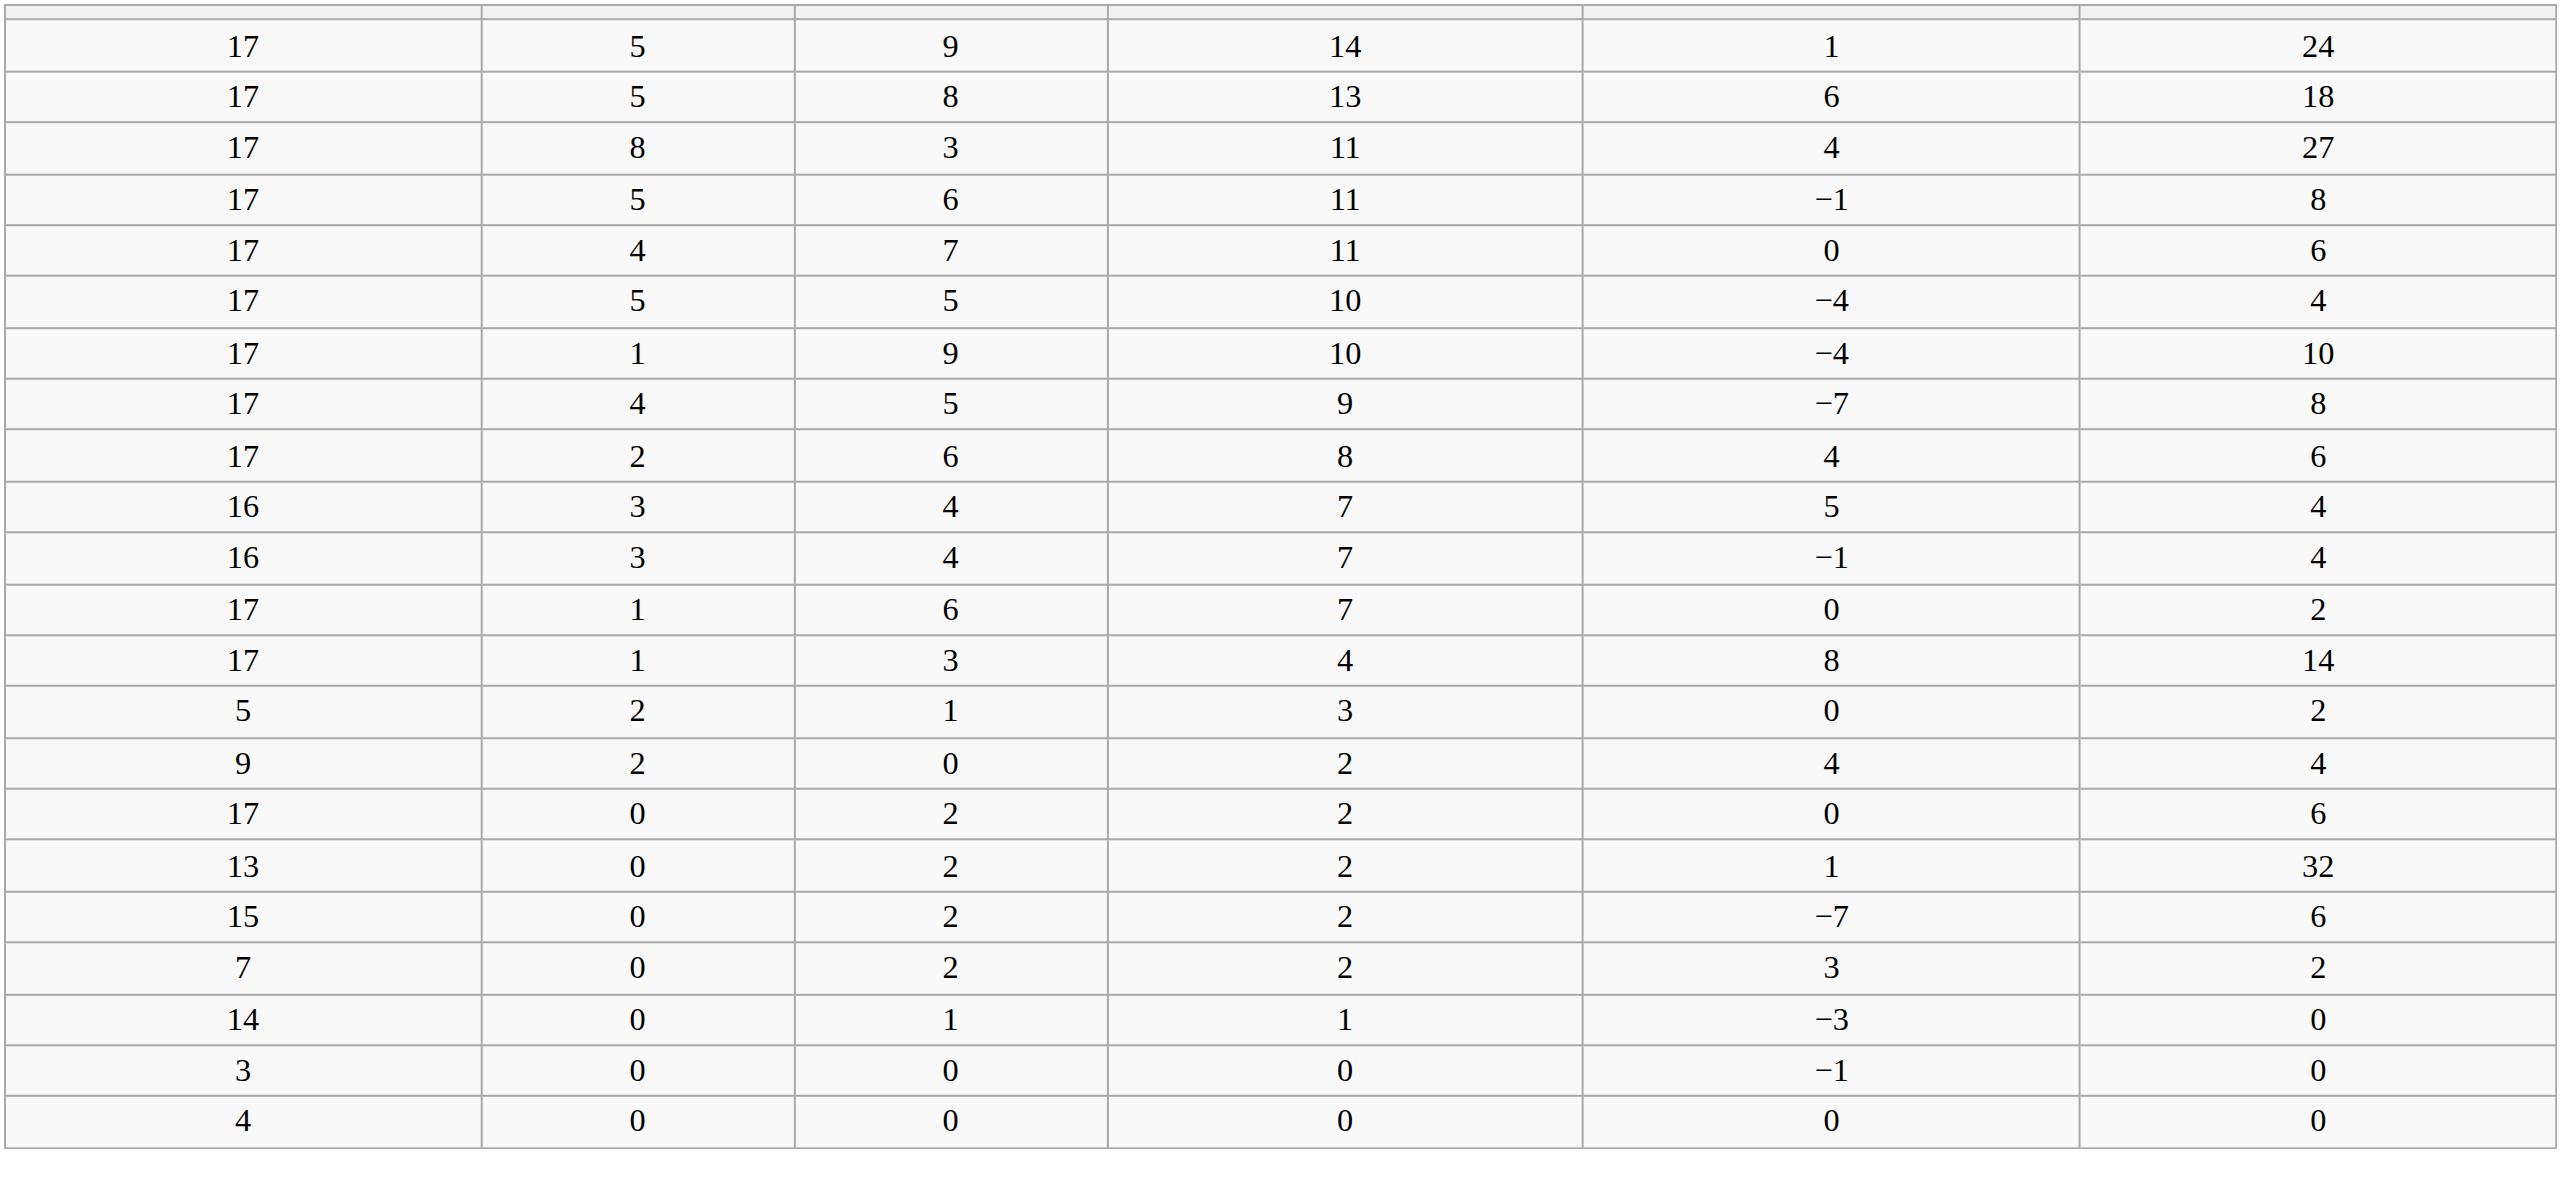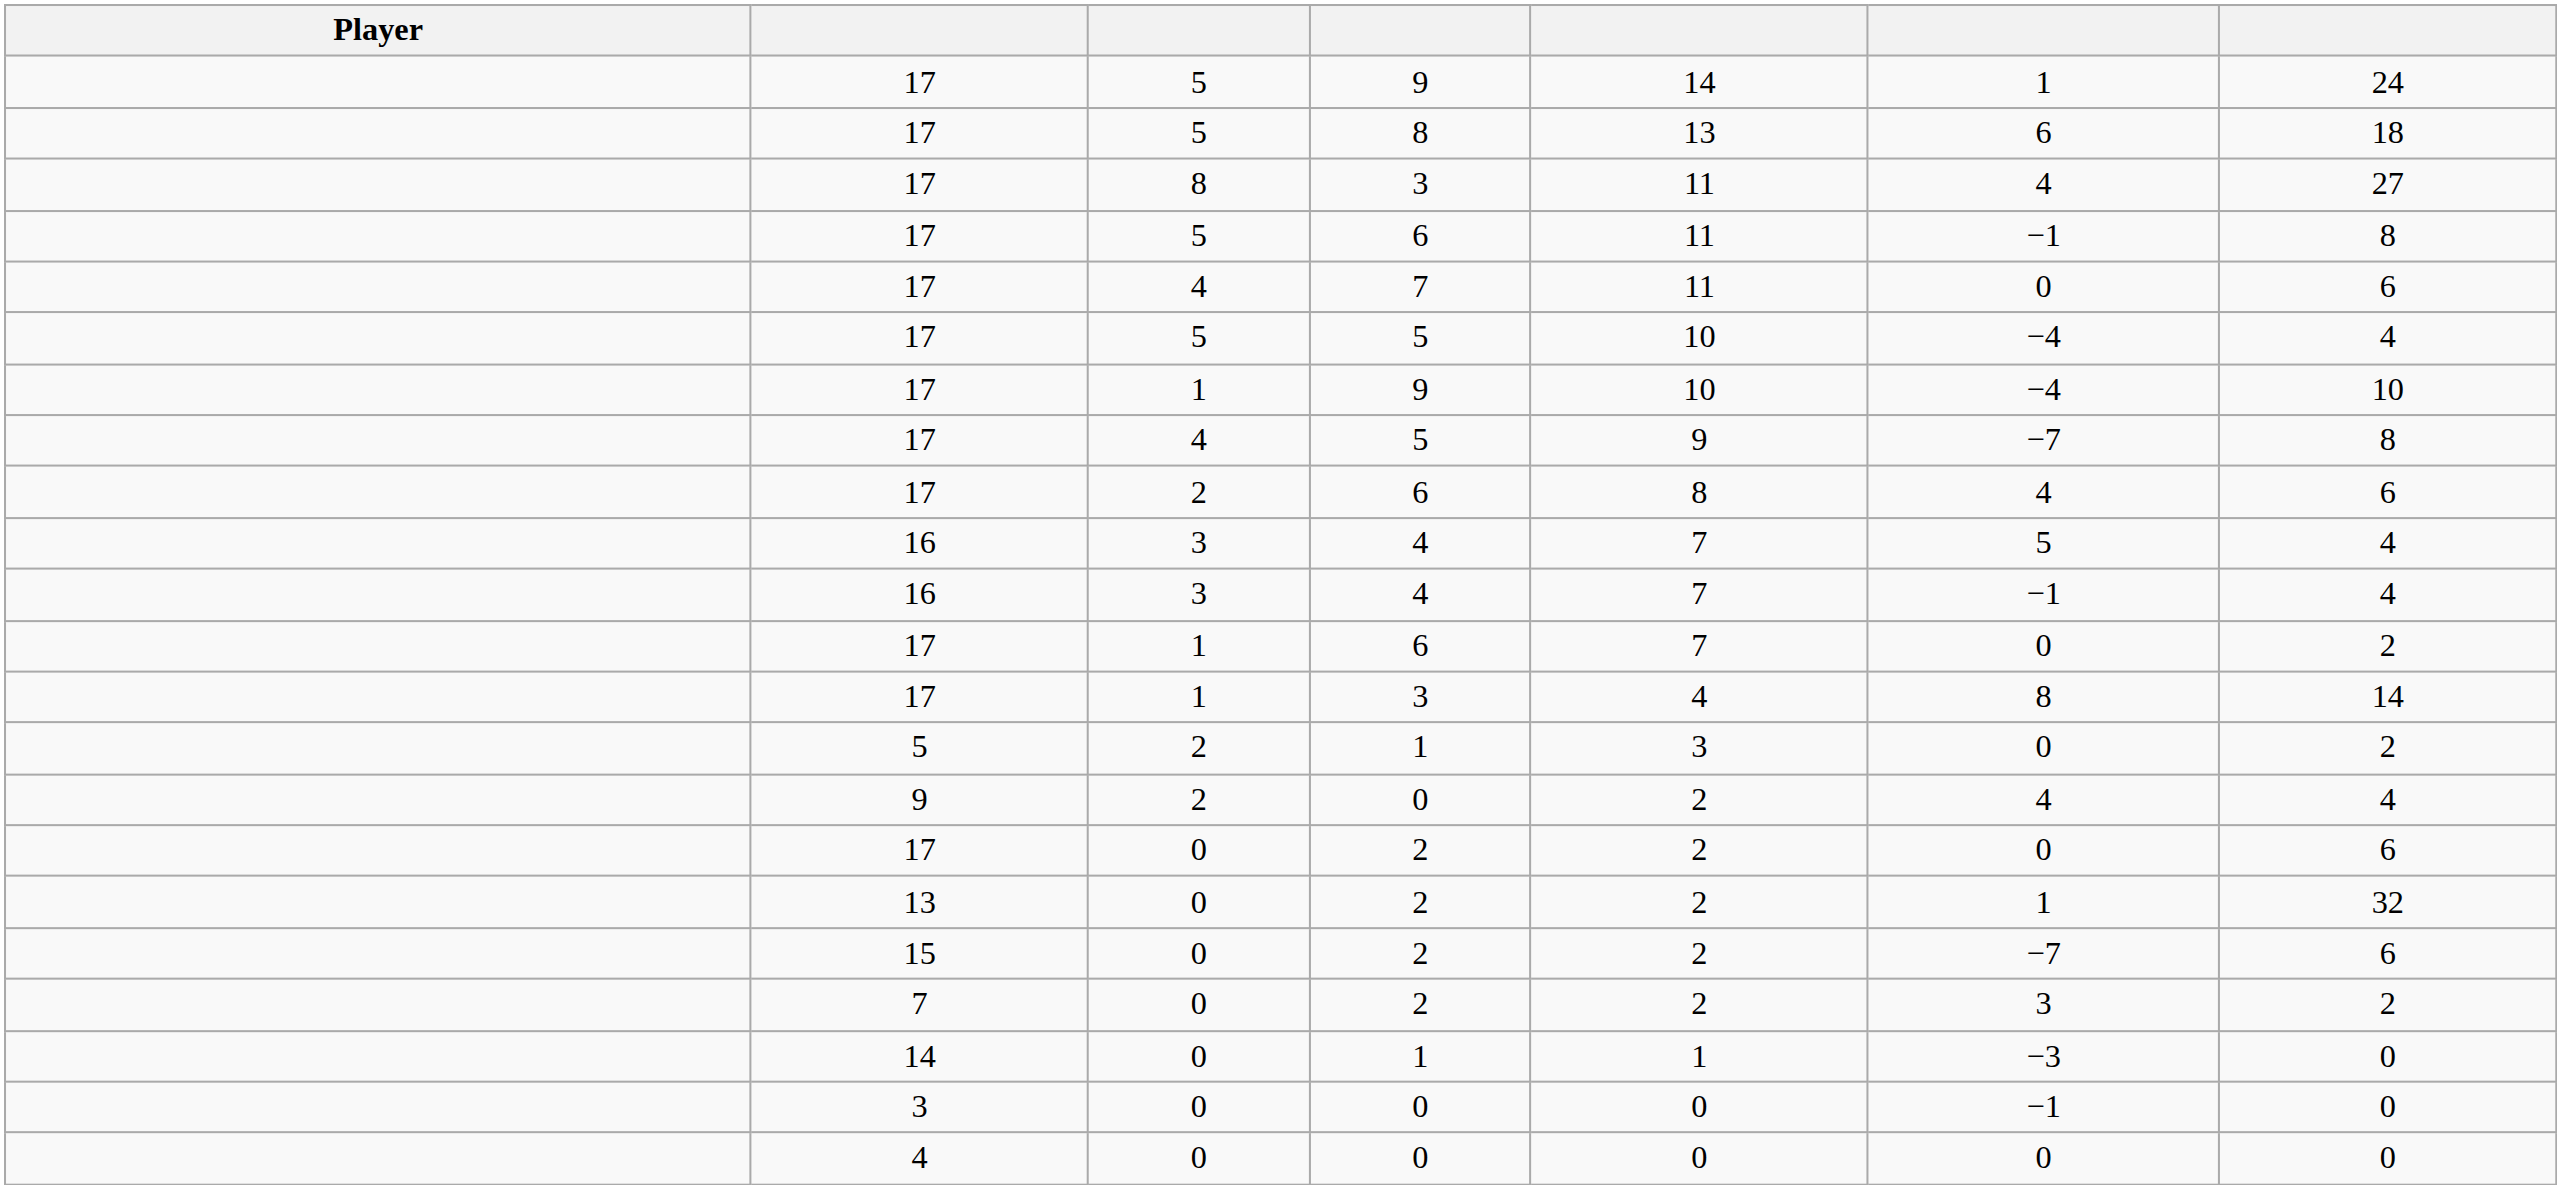+ column: (378, 30)
